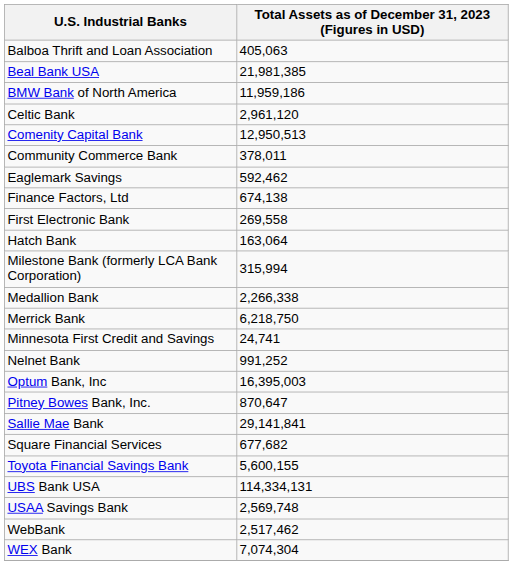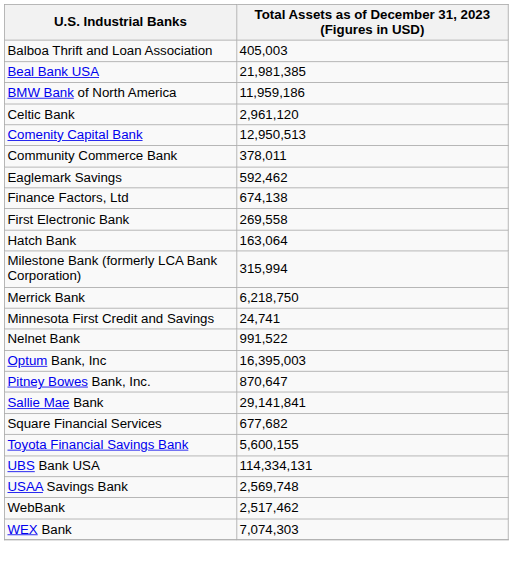(264, 51) 405,063 -> (264, 51) 405,003
- row: (53, 297)
(264, 360) 991,252 -> (264, 339) 991,522
(269, 550) 7,074,304 -> (269, 529) 7,074,303
